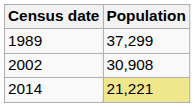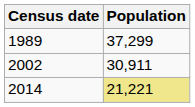(130, 65) 30,908 -> (129, 65) 30,911
